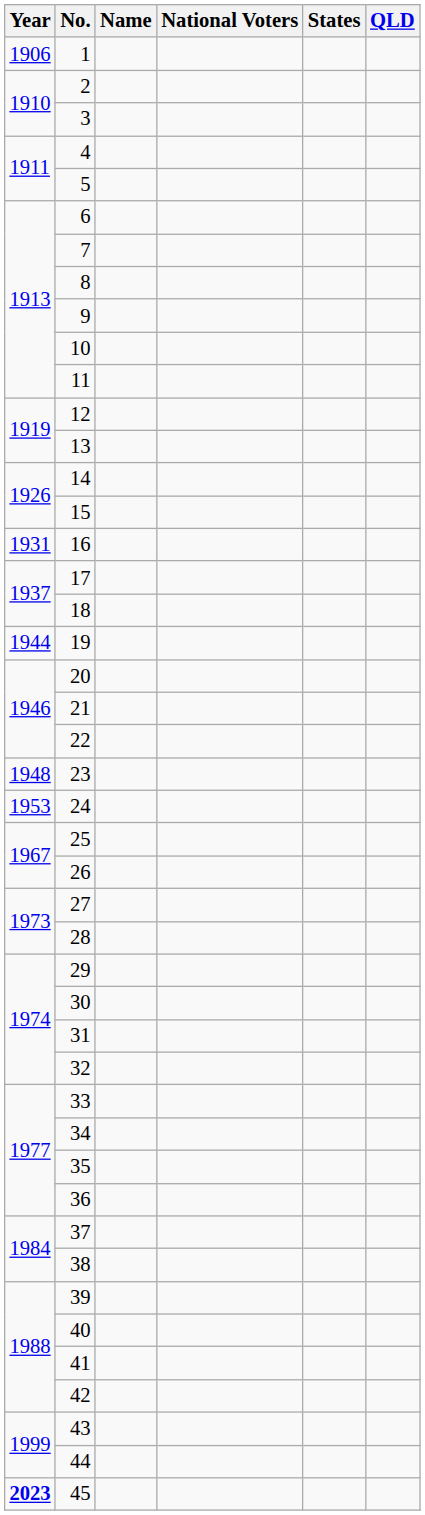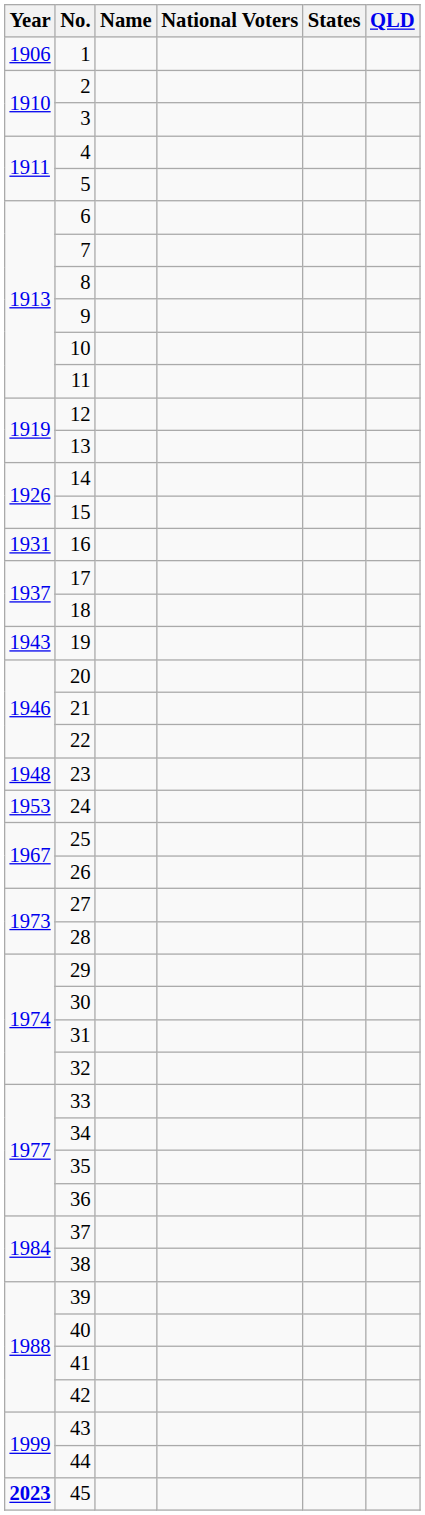(30, 642) 1944 -> (30, 642) 1943
